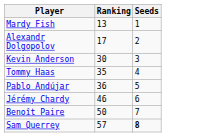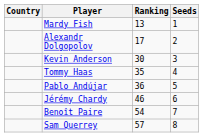+ column: (23, 11)
(102, 112) 50 -> (140, 112) 54
(137, 125) bold -> (175, 125) normal
